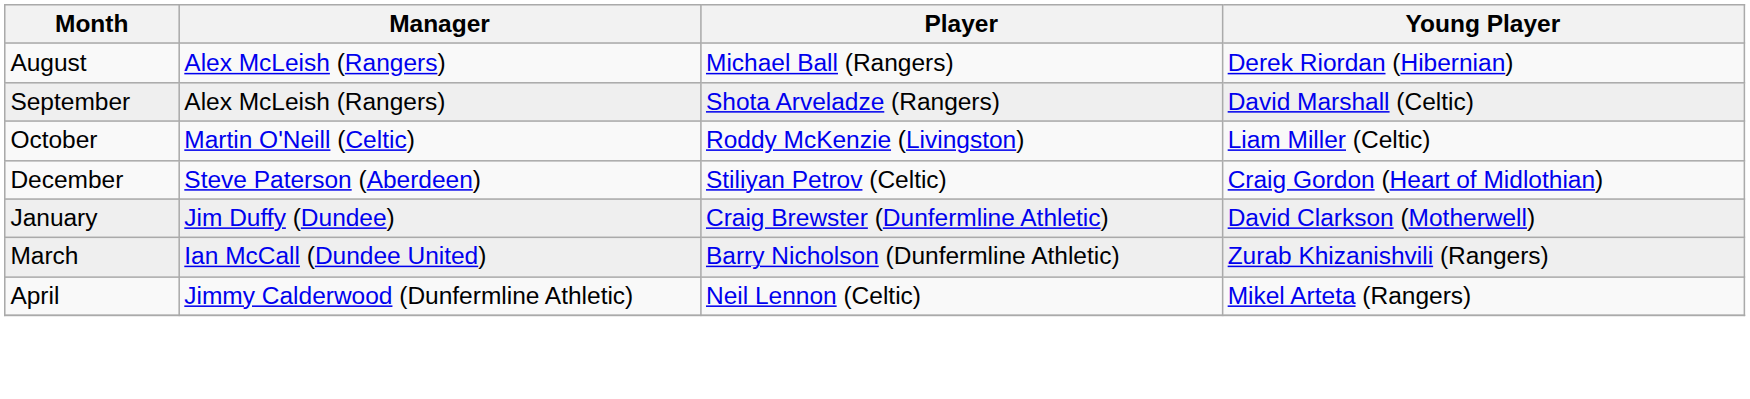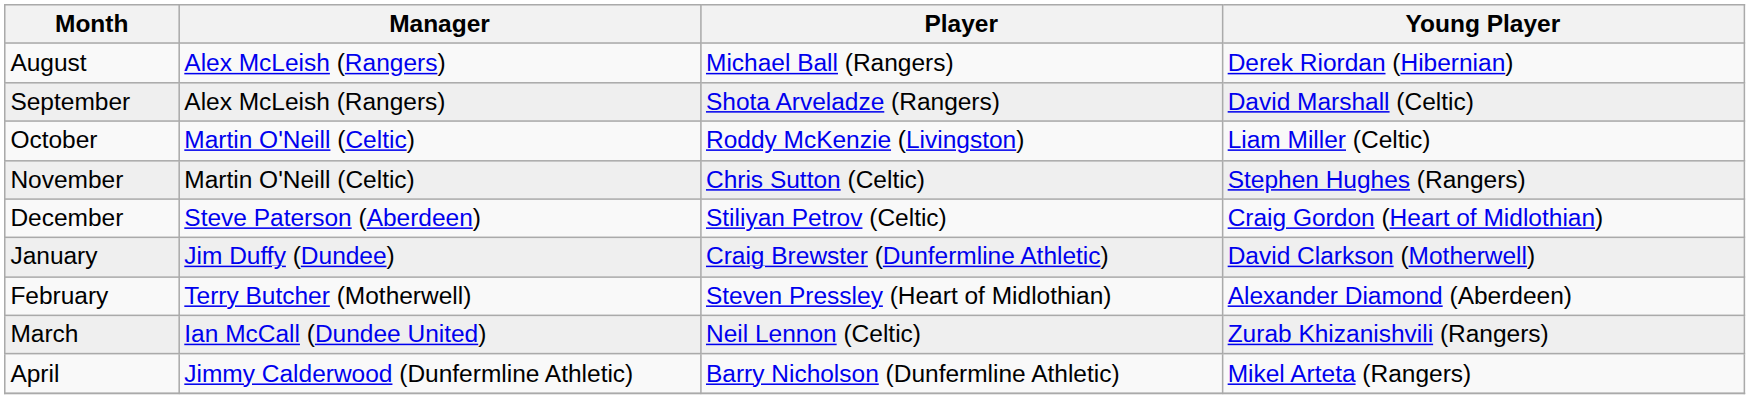+ row: (67, 179)
+ row: (59, 295)
(913, 256) Barry Nicholson (Dunfermline Athletic) -> (813, 334) Neil Lennon (Celtic)
(813, 295) Neil Lennon (Celtic) -> (913, 373) Barry Nicholson (Dunfermline Athletic)
